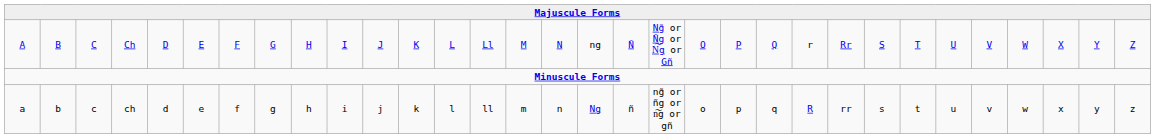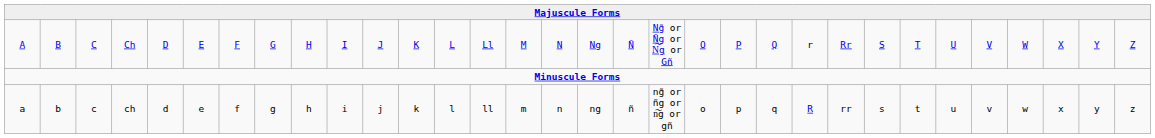(595, 44) ng -> (595, 44) Ng
(595, 109) Ng -> (595, 109) ng
